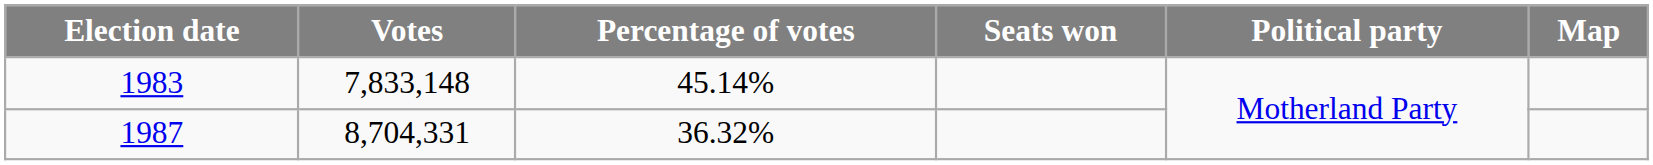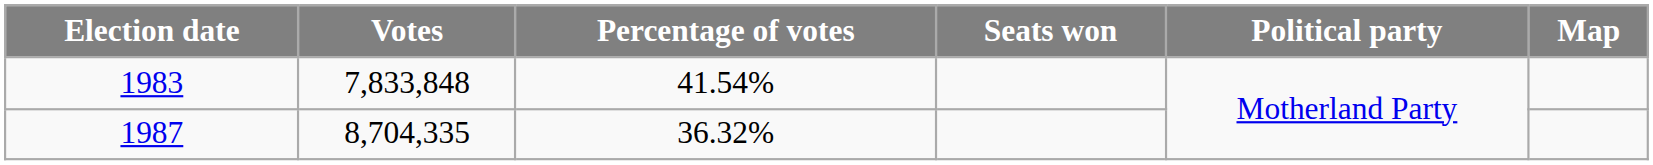(407, 82) 7,833,148 -> (407, 82) 7,833,848
(726, 82) 45.14% -> (726, 82) 41.54%
(407, 133) 8,704,331 -> (407, 133) 8,704,335
